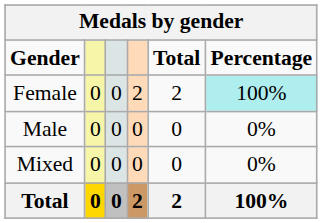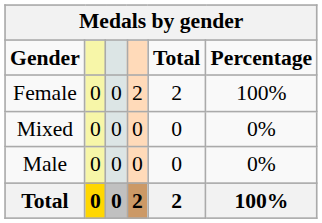(261, 93) paleturquoise background -> (261, 93) no background
rows swapped: (45, 128) <-> (45, 164)
